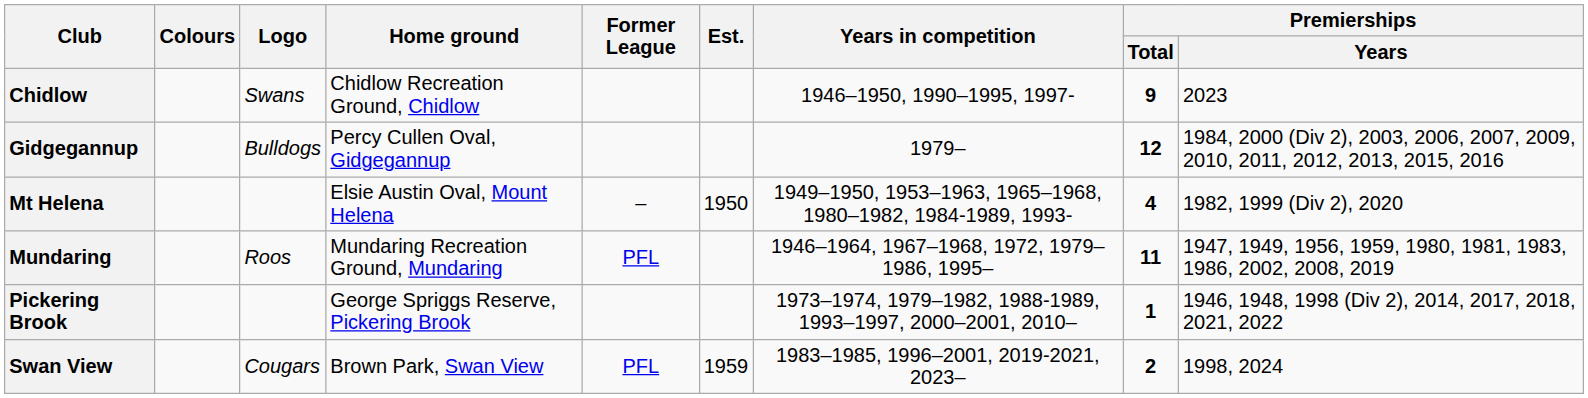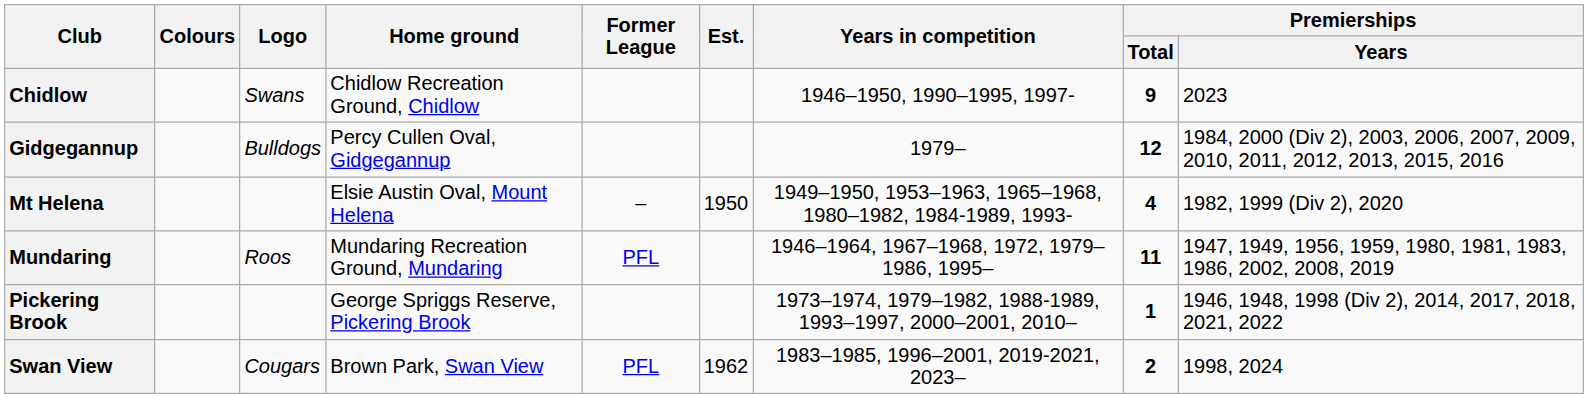(726, 366) 1959 -> (726, 366) 1962
